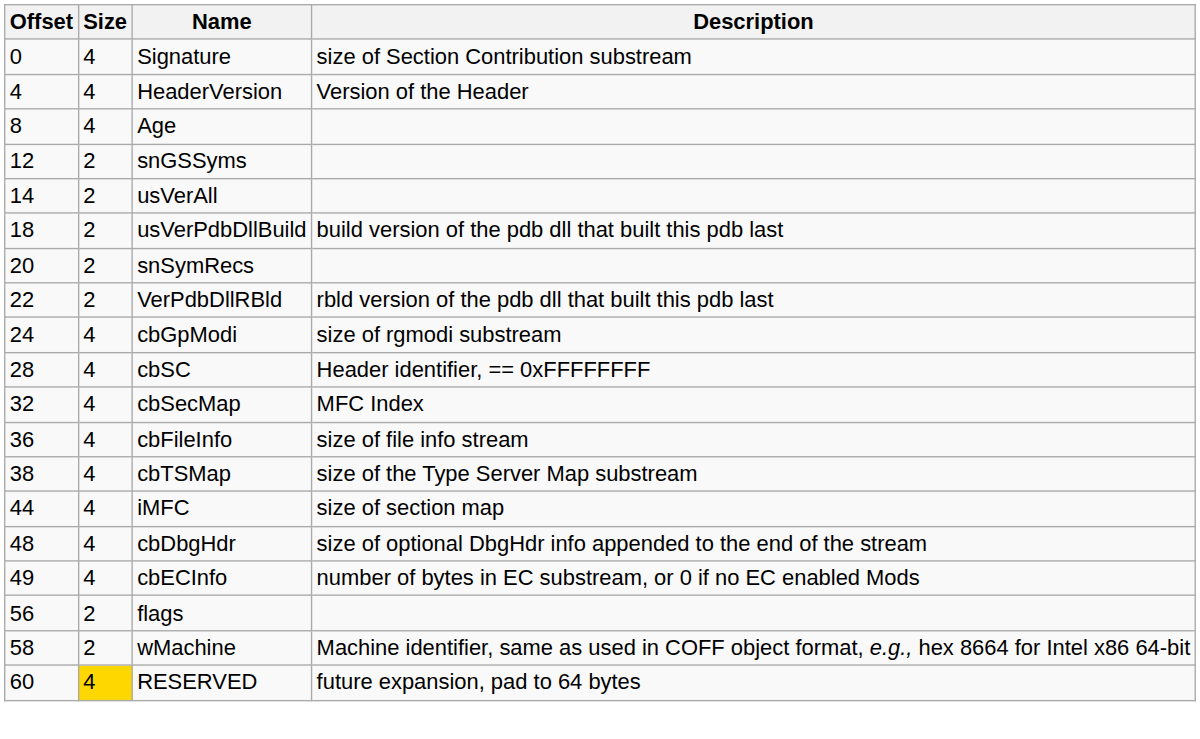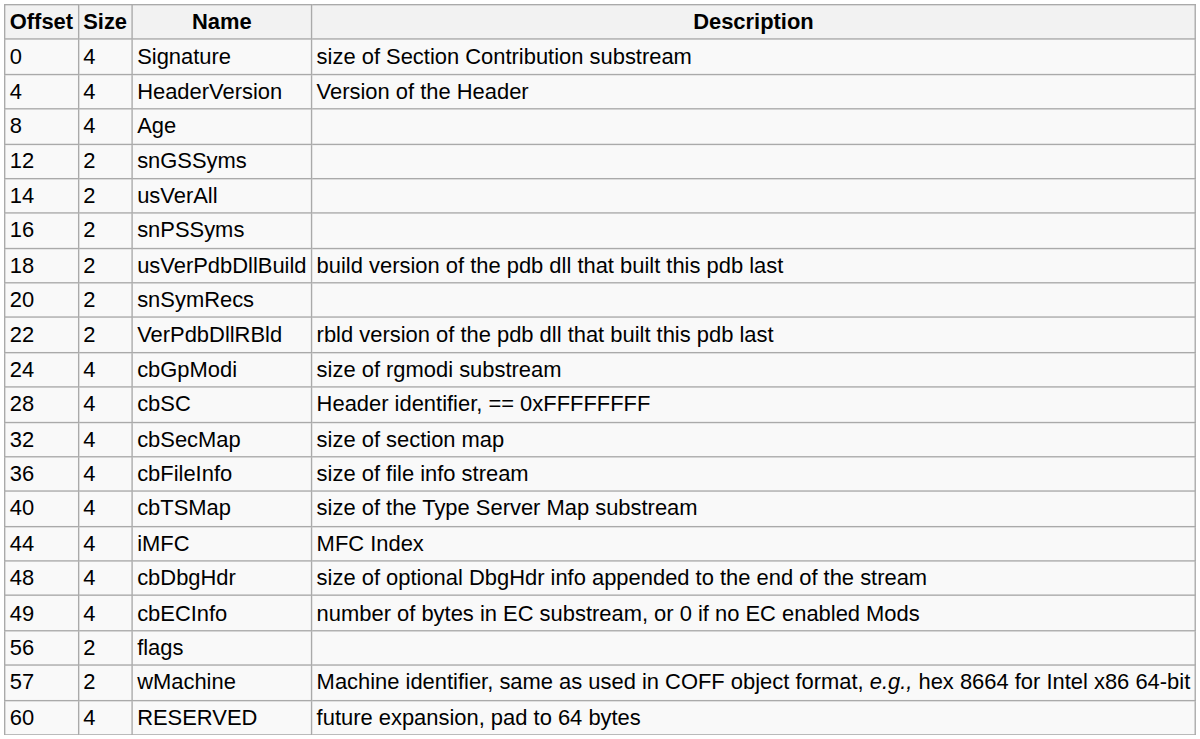+ row: (191, 230)
(370, 404) MFC Index -> (410, 439) size of section map
(22, 473) 38 -> (22, 508) 40
(410, 508) size of section map -> (370, 543) MFC Index
(22, 647) 58 -> (22, 682) 57
(89, 682) gold background -> (89, 717) no background
